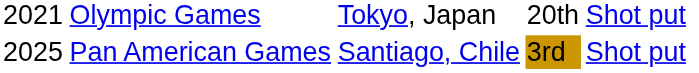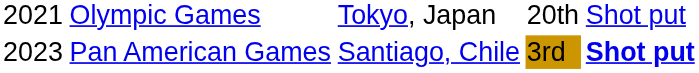(33, 51) 2025 -> (33, 51) 2023
(636, 51) normal -> (640, 51) bold
